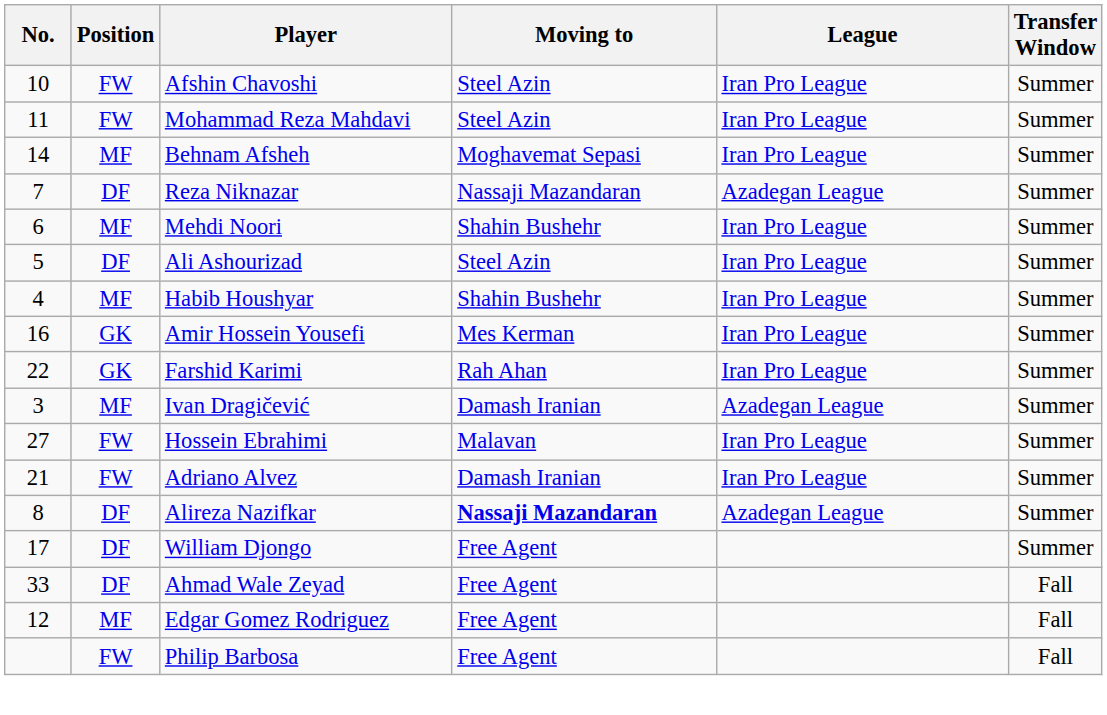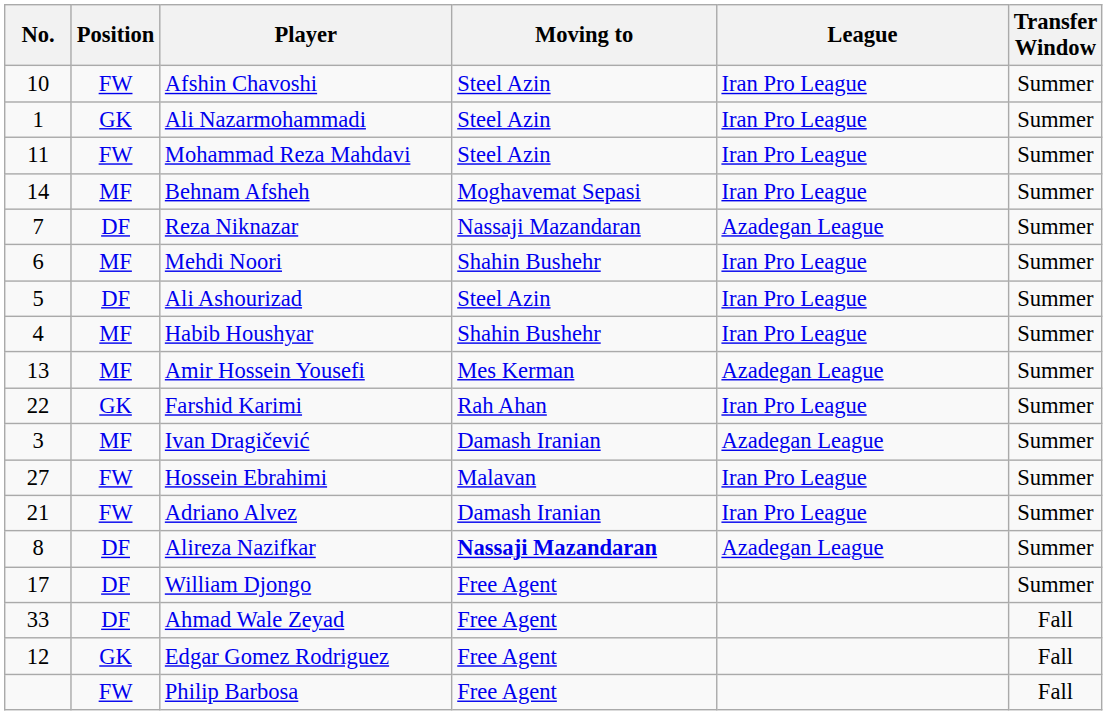+ row: (265, 119)
(38, 333) 16 -> (38, 369) 13
(116, 333) GK -> (116, 369) MF
(794, 333) Iran Pro League -> (803, 369) Azadegan League
(116, 620) MF -> (116, 656) GK
